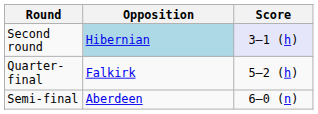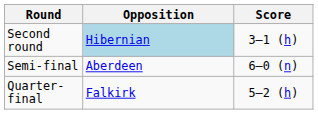(273, 40) lavender background -> (273, 40) no background
rows swapped: (36, 73) <-> (43, 99)
